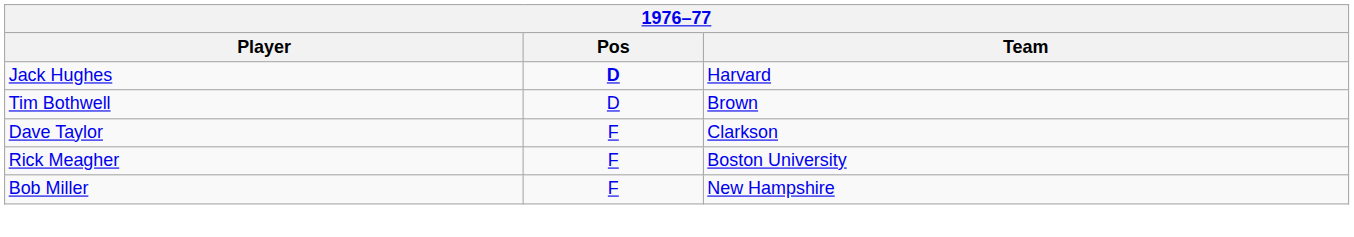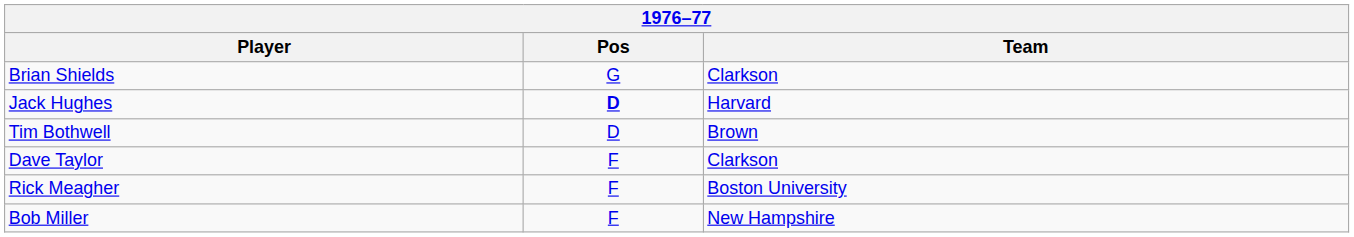+ row: (61, 75)
